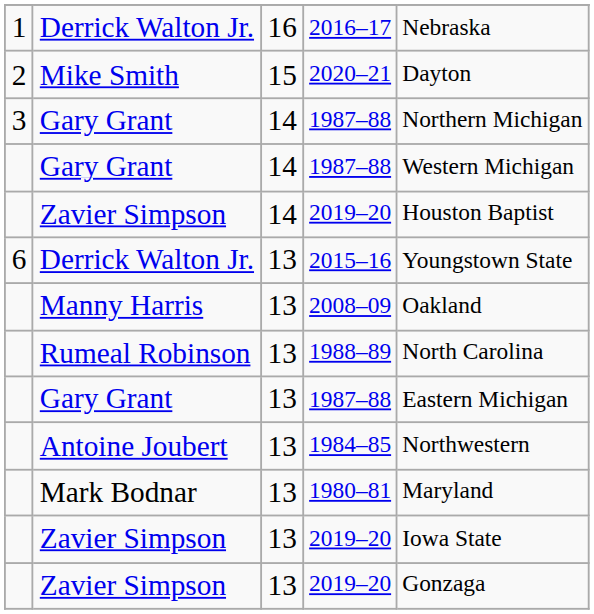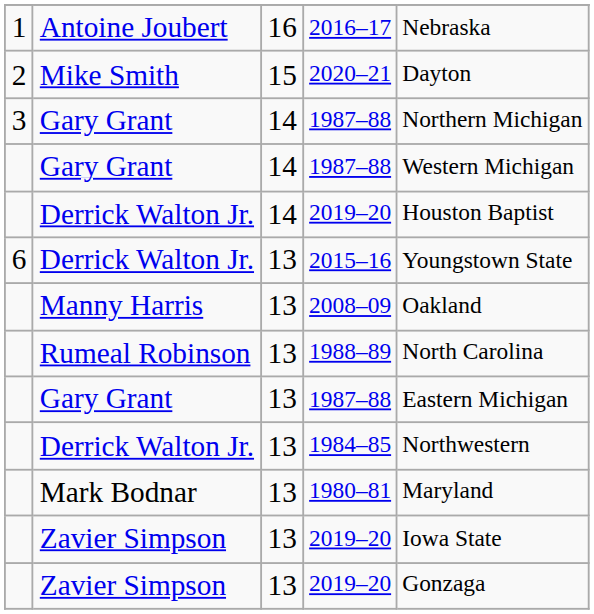(147, 27) Derrick Walton Jr. -> (134, 27) Antoine Joubert
(133, 213) Zavier Simpson -> (147, 213) Derrick Walton Jr.
(134, 445) Antoine Joubert -> (147, 445) Derrick Walton Jr.
